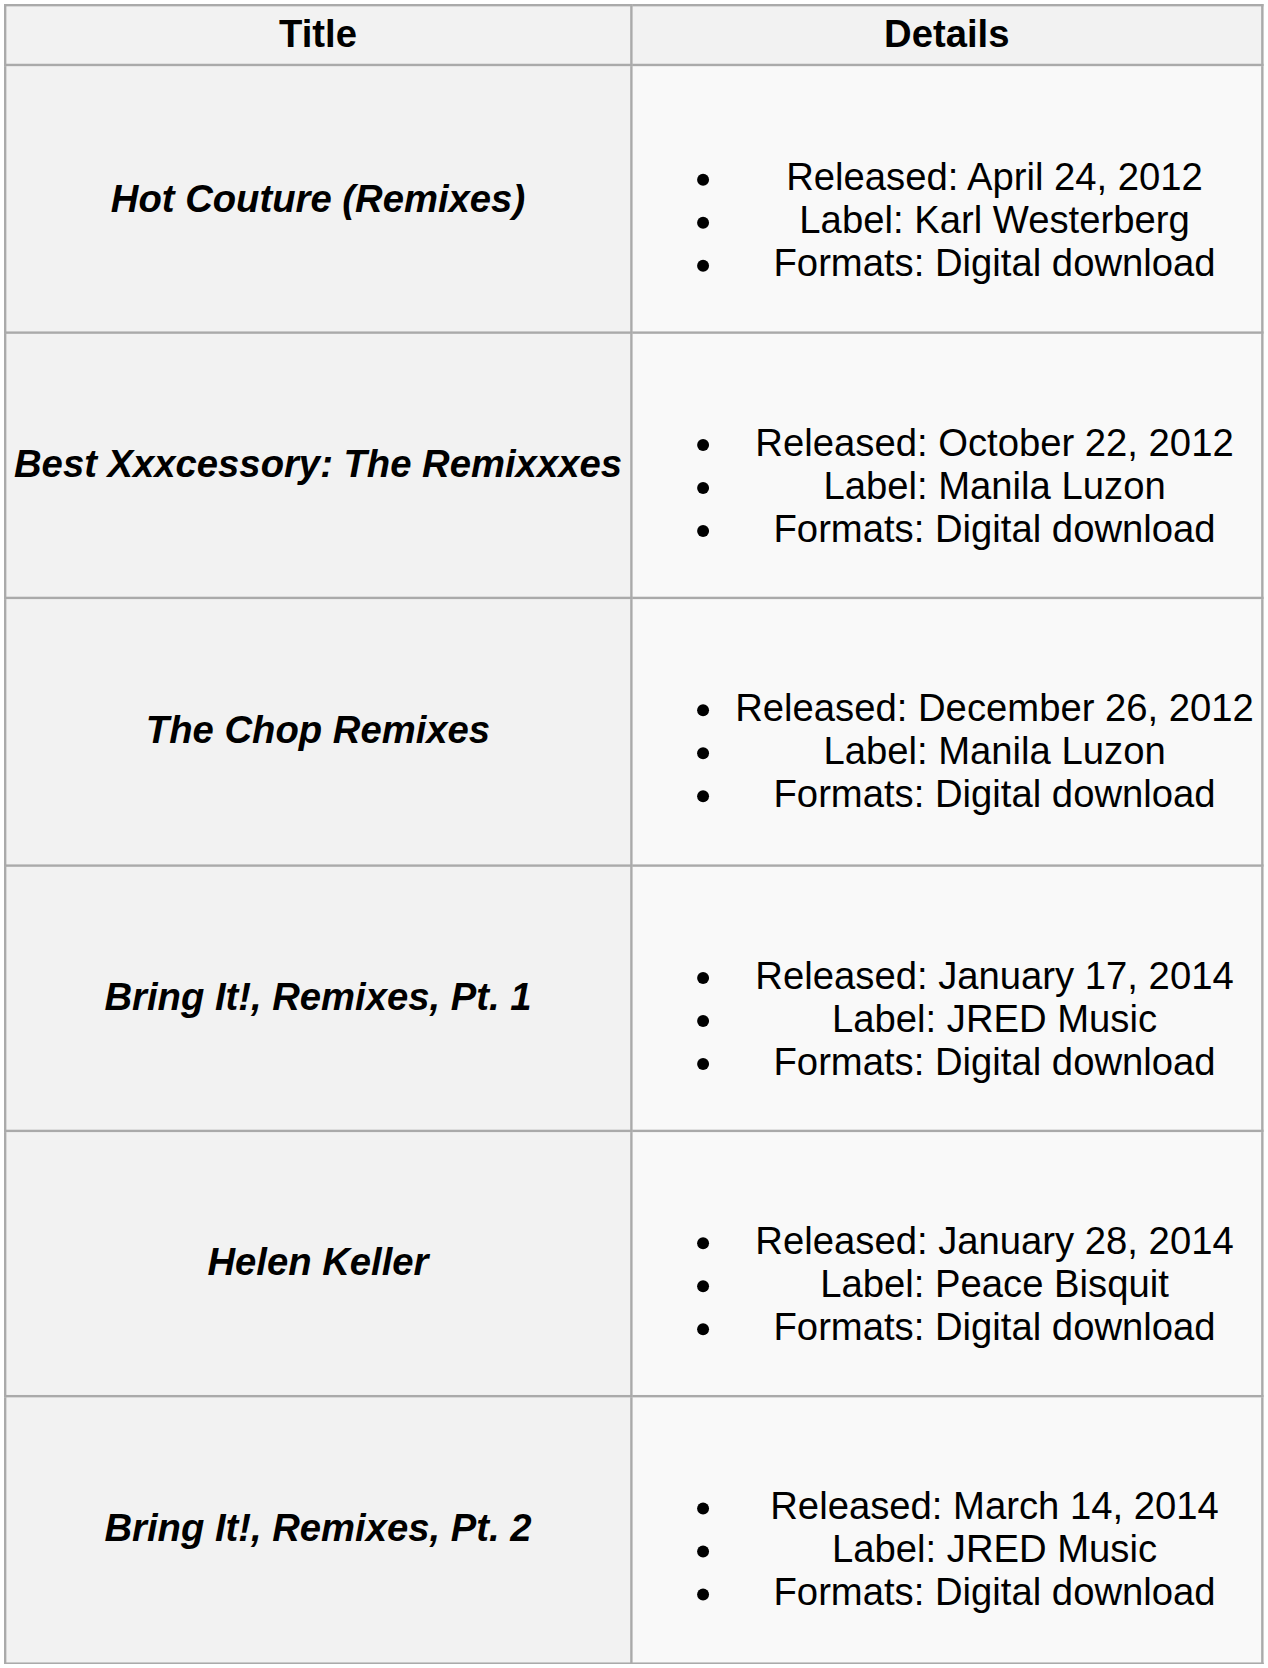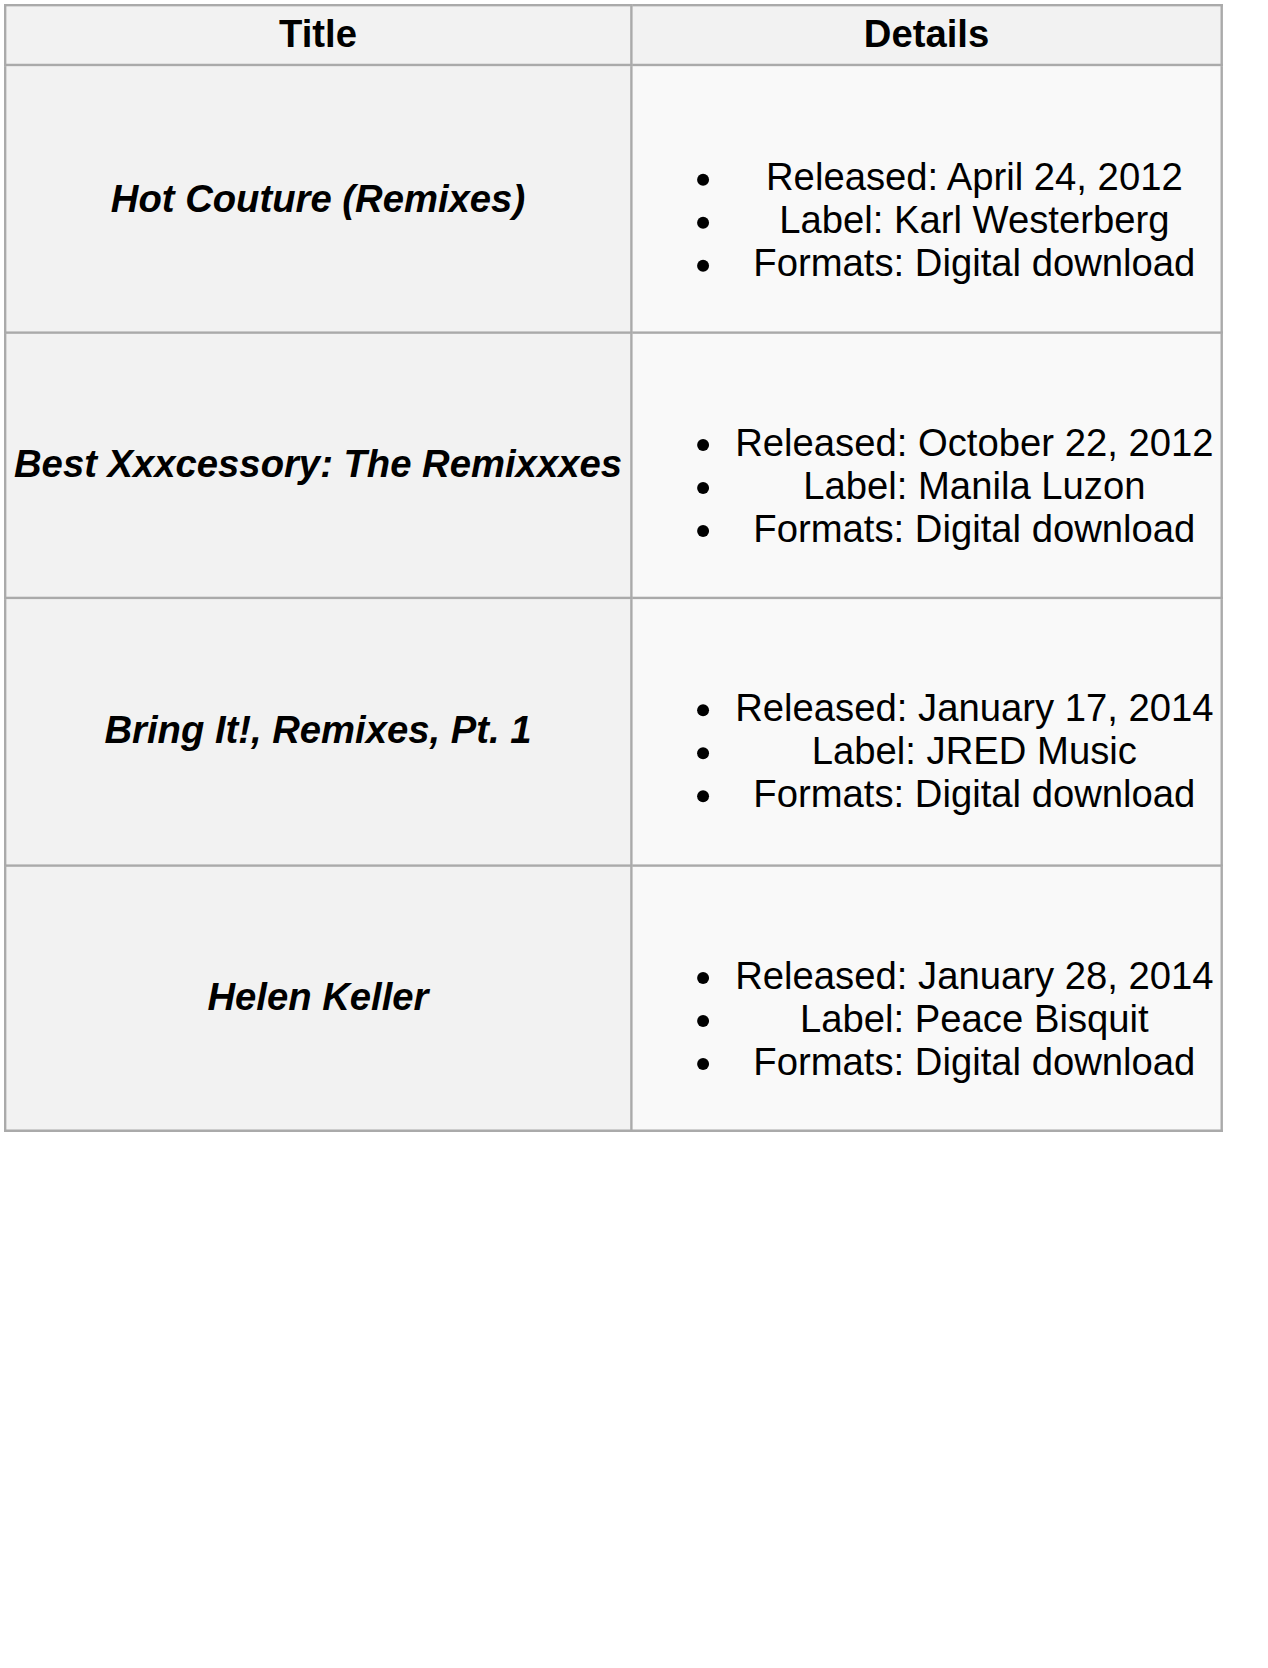- row: (318, 730)
- row: (318, 1529)
